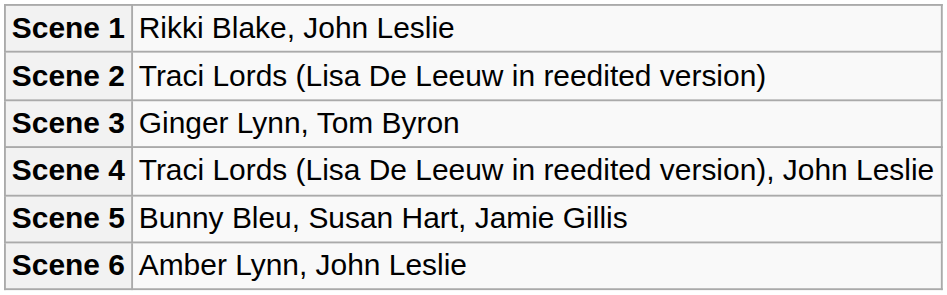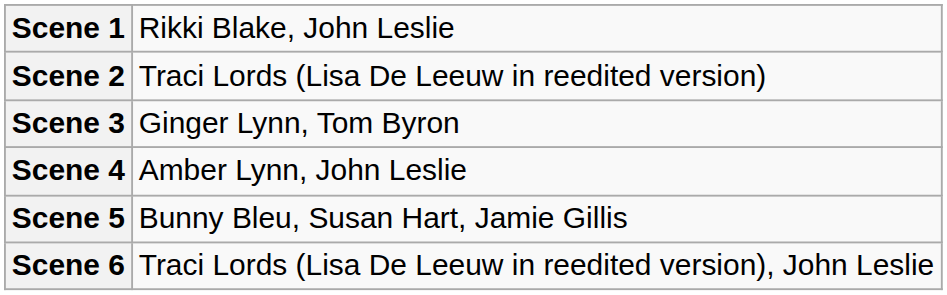(536, 170) Traci Lords (Lisa De Leeuw in reedited version), John Leslie -> (303, 170) Amber Lynn, John Leslie
(303, 265) Amber Lynn, John Leslie -> (536, 265) Traci Lords (Lisa De Leeuw in reedited version), John Leslie
